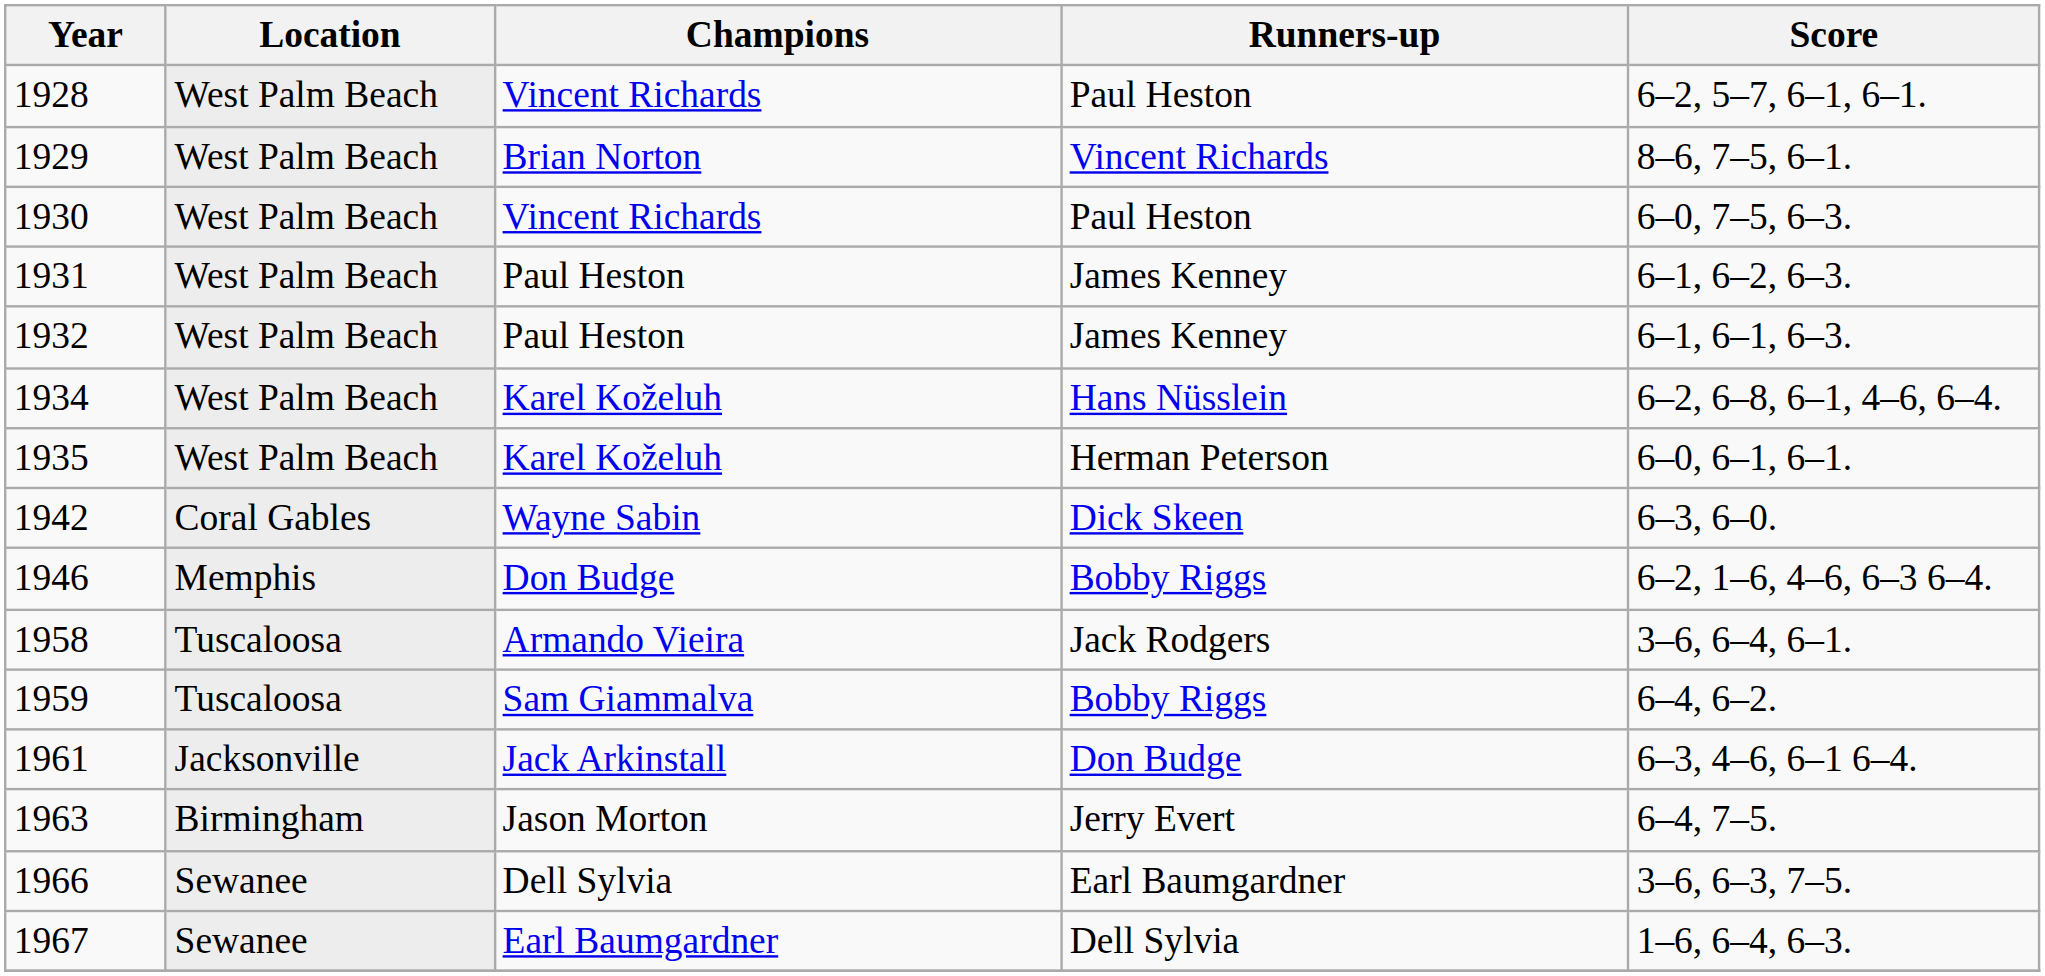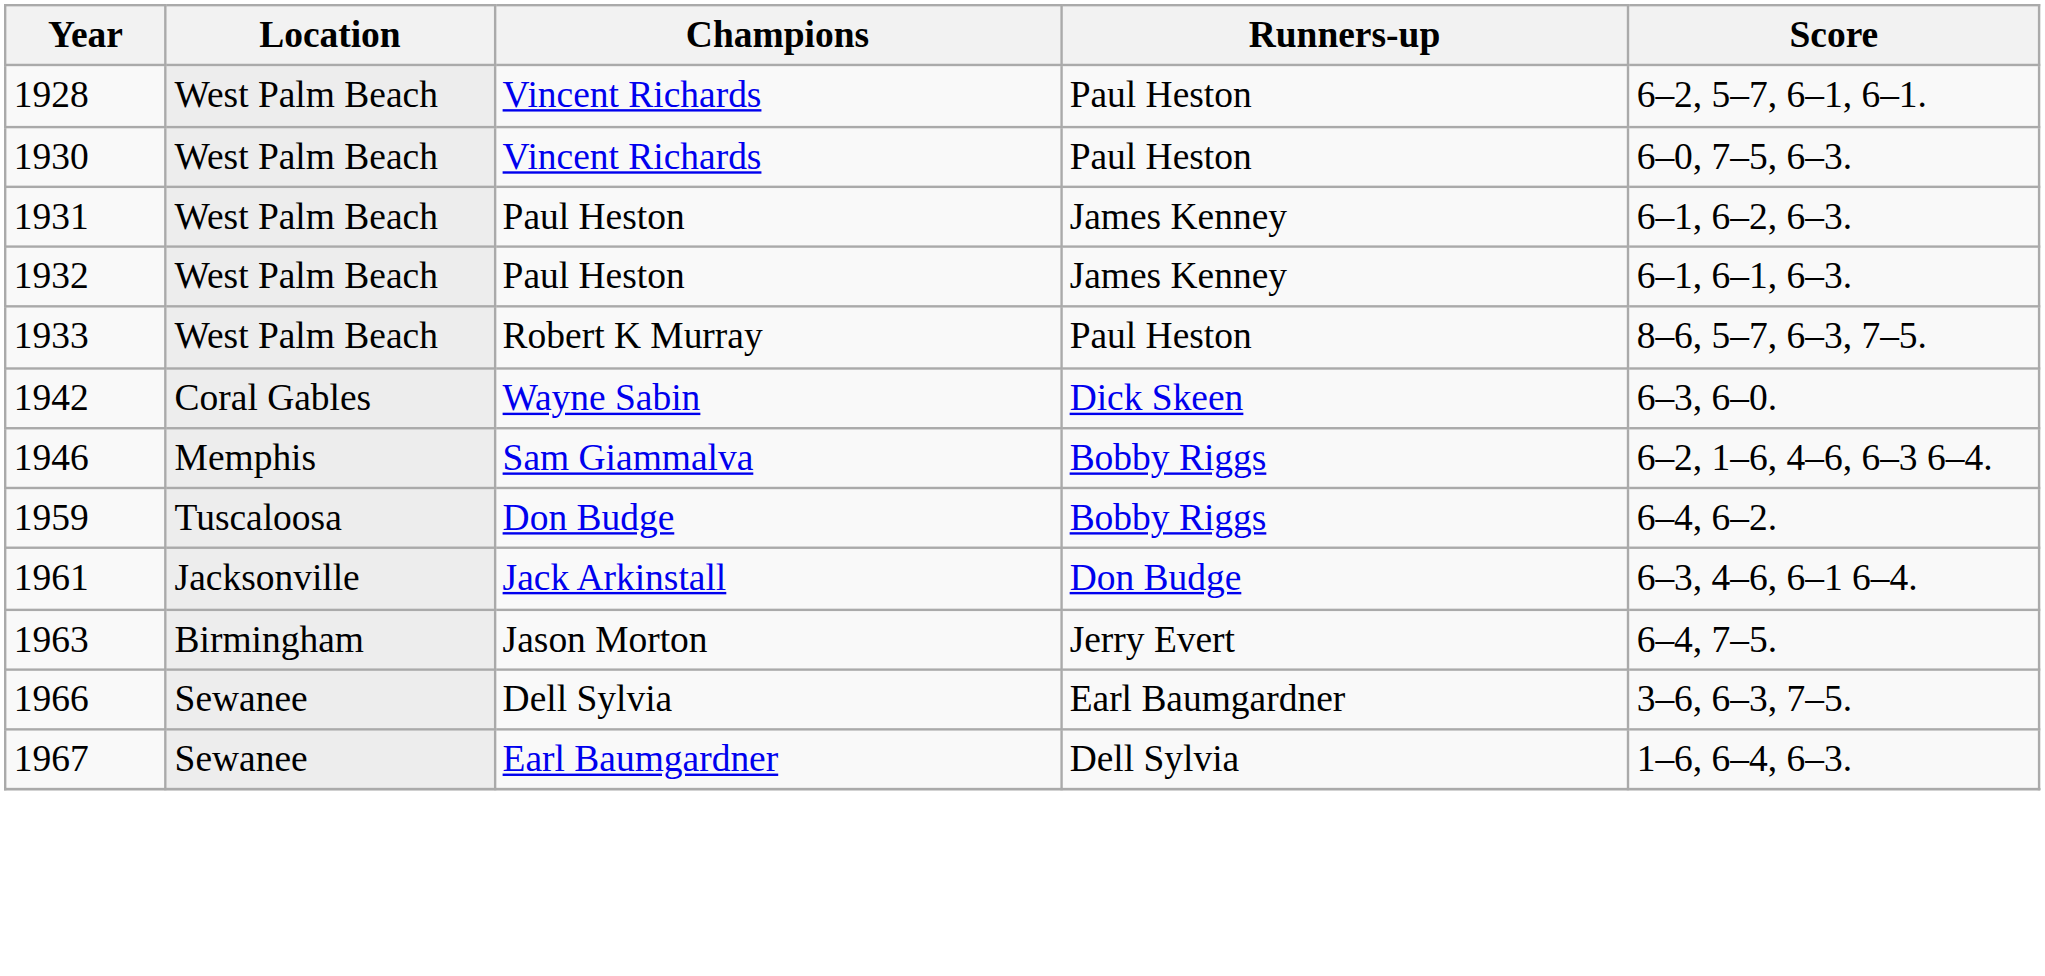- row: (51, 155)
+ row: (51, 336)
- row: (51, 396)
- row: (51, 456)
(588, 577) Don Budge -> (628, 456) Sam Giammalva
- row: (51, 637)
(628, 698) Sam Giammalva -> (588, 517) Don Budge
